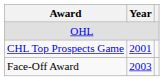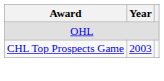(140, 48) 2001 -> (140, 48) 2003
- row: (43, 66)
